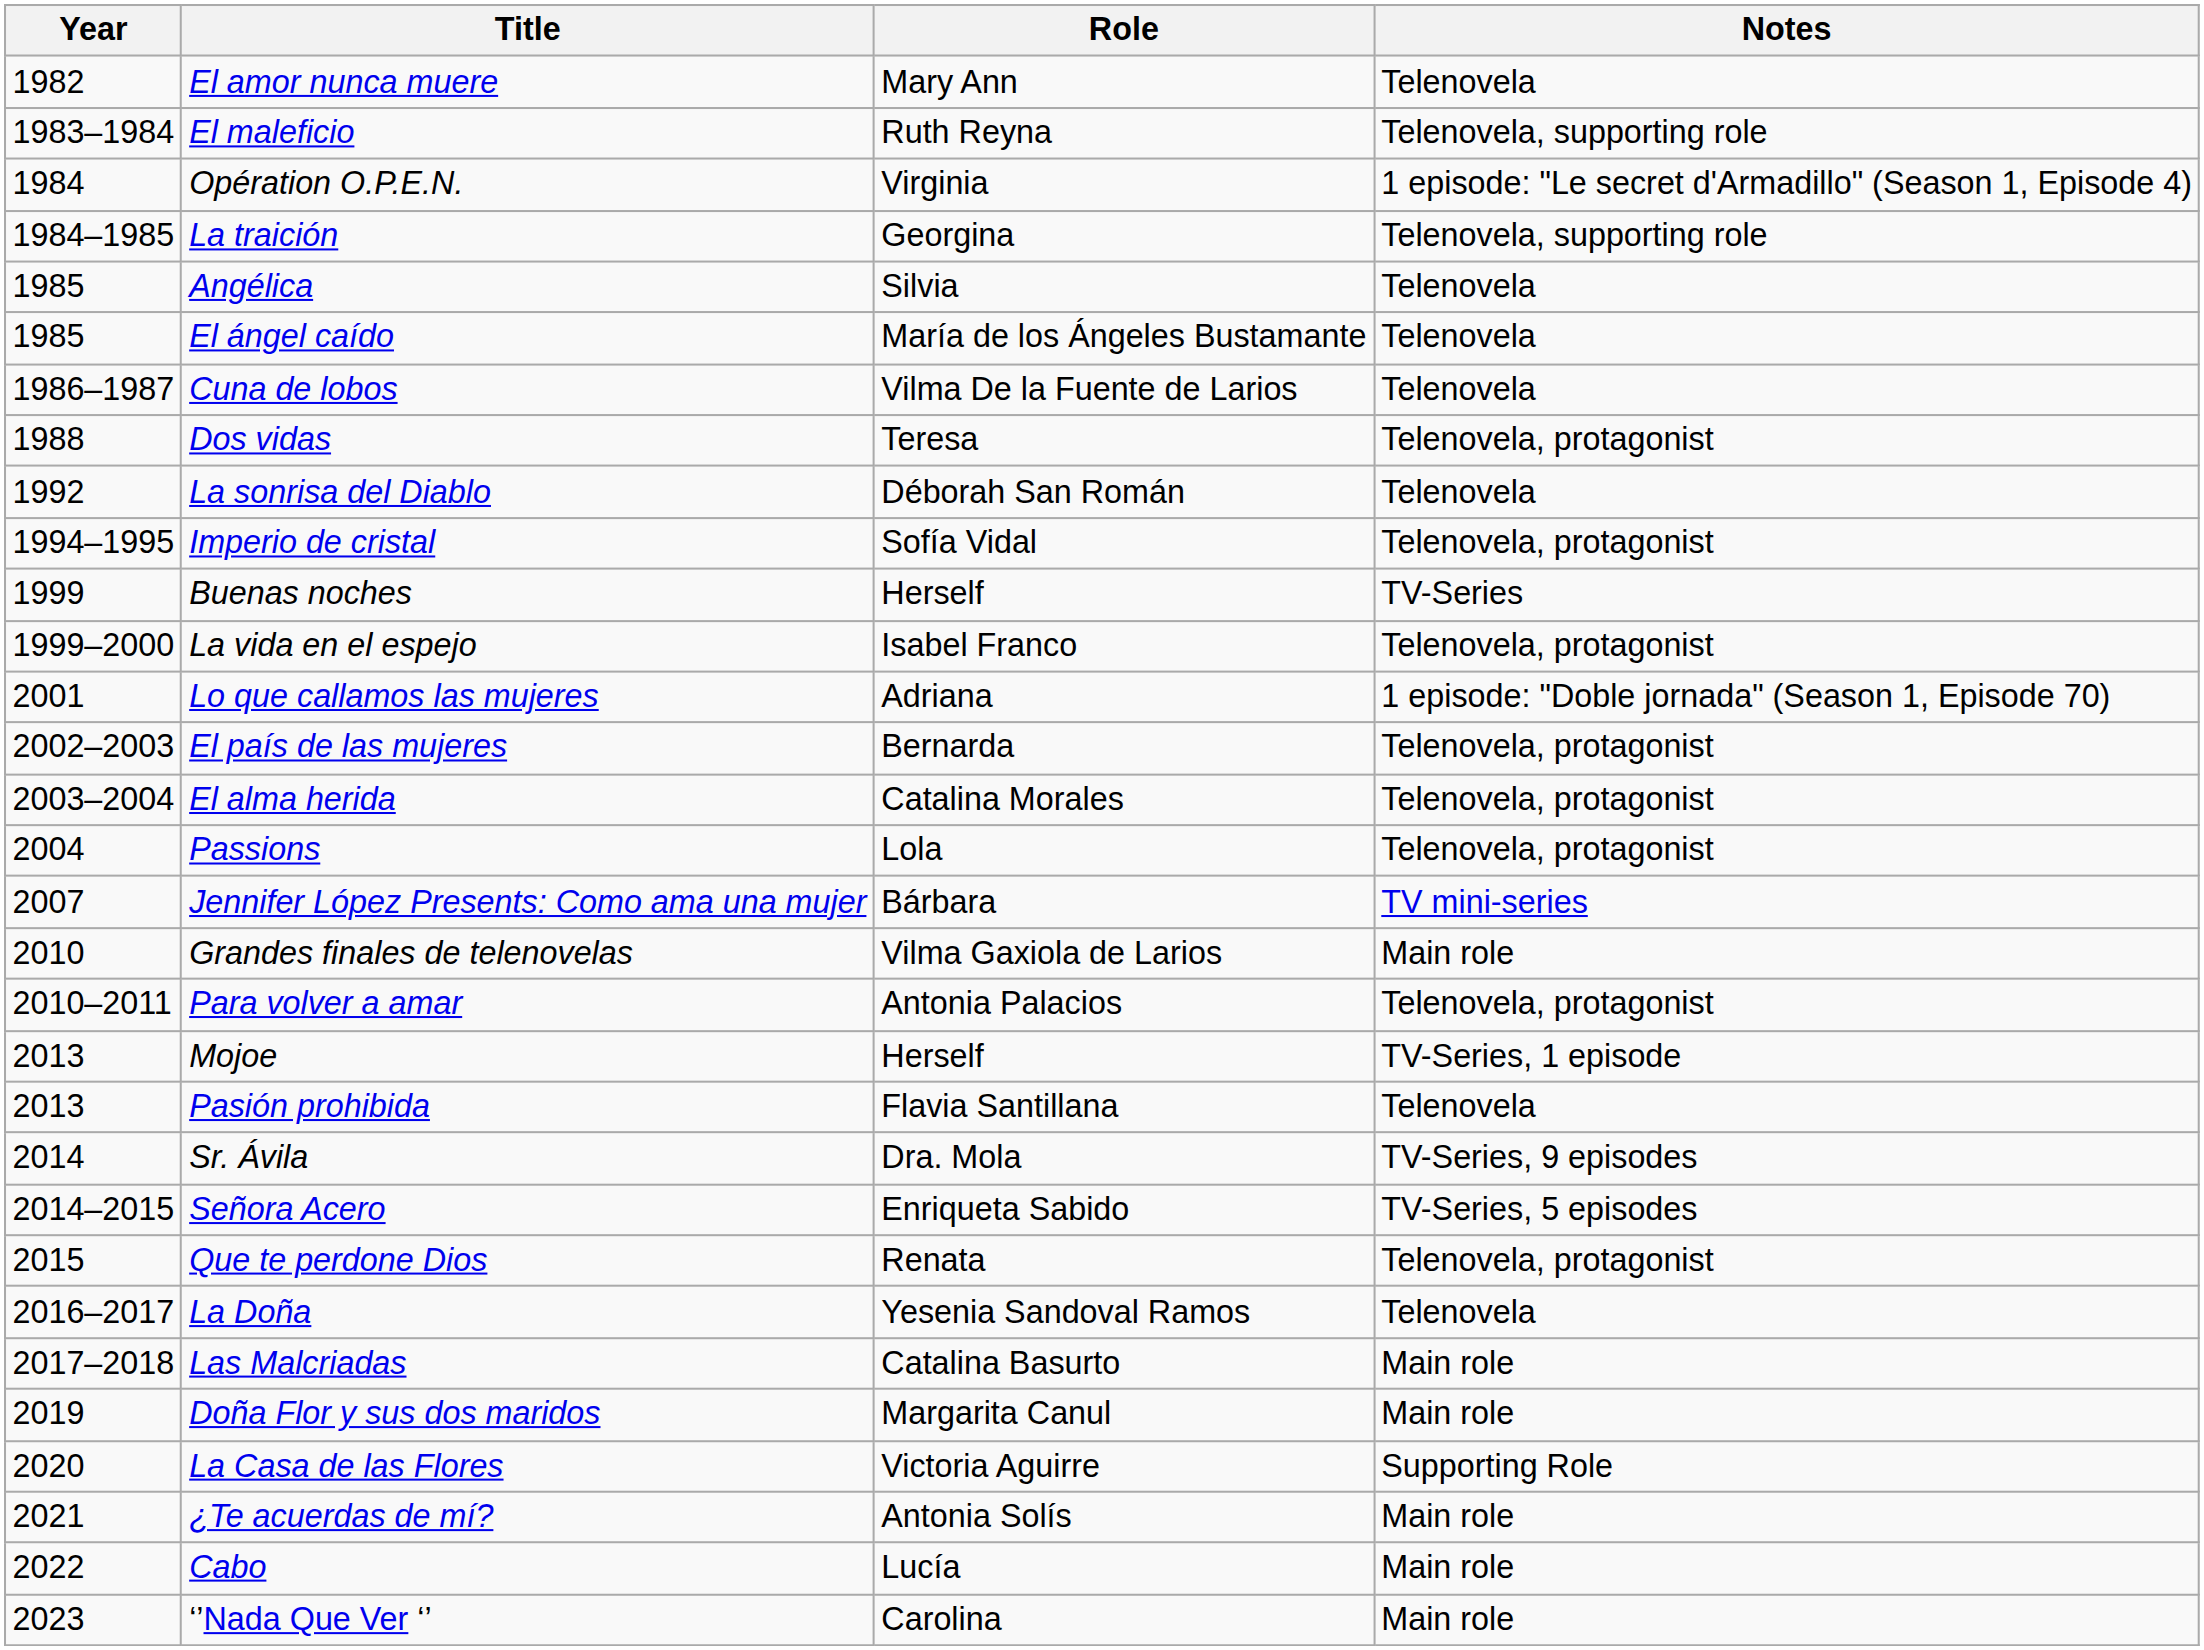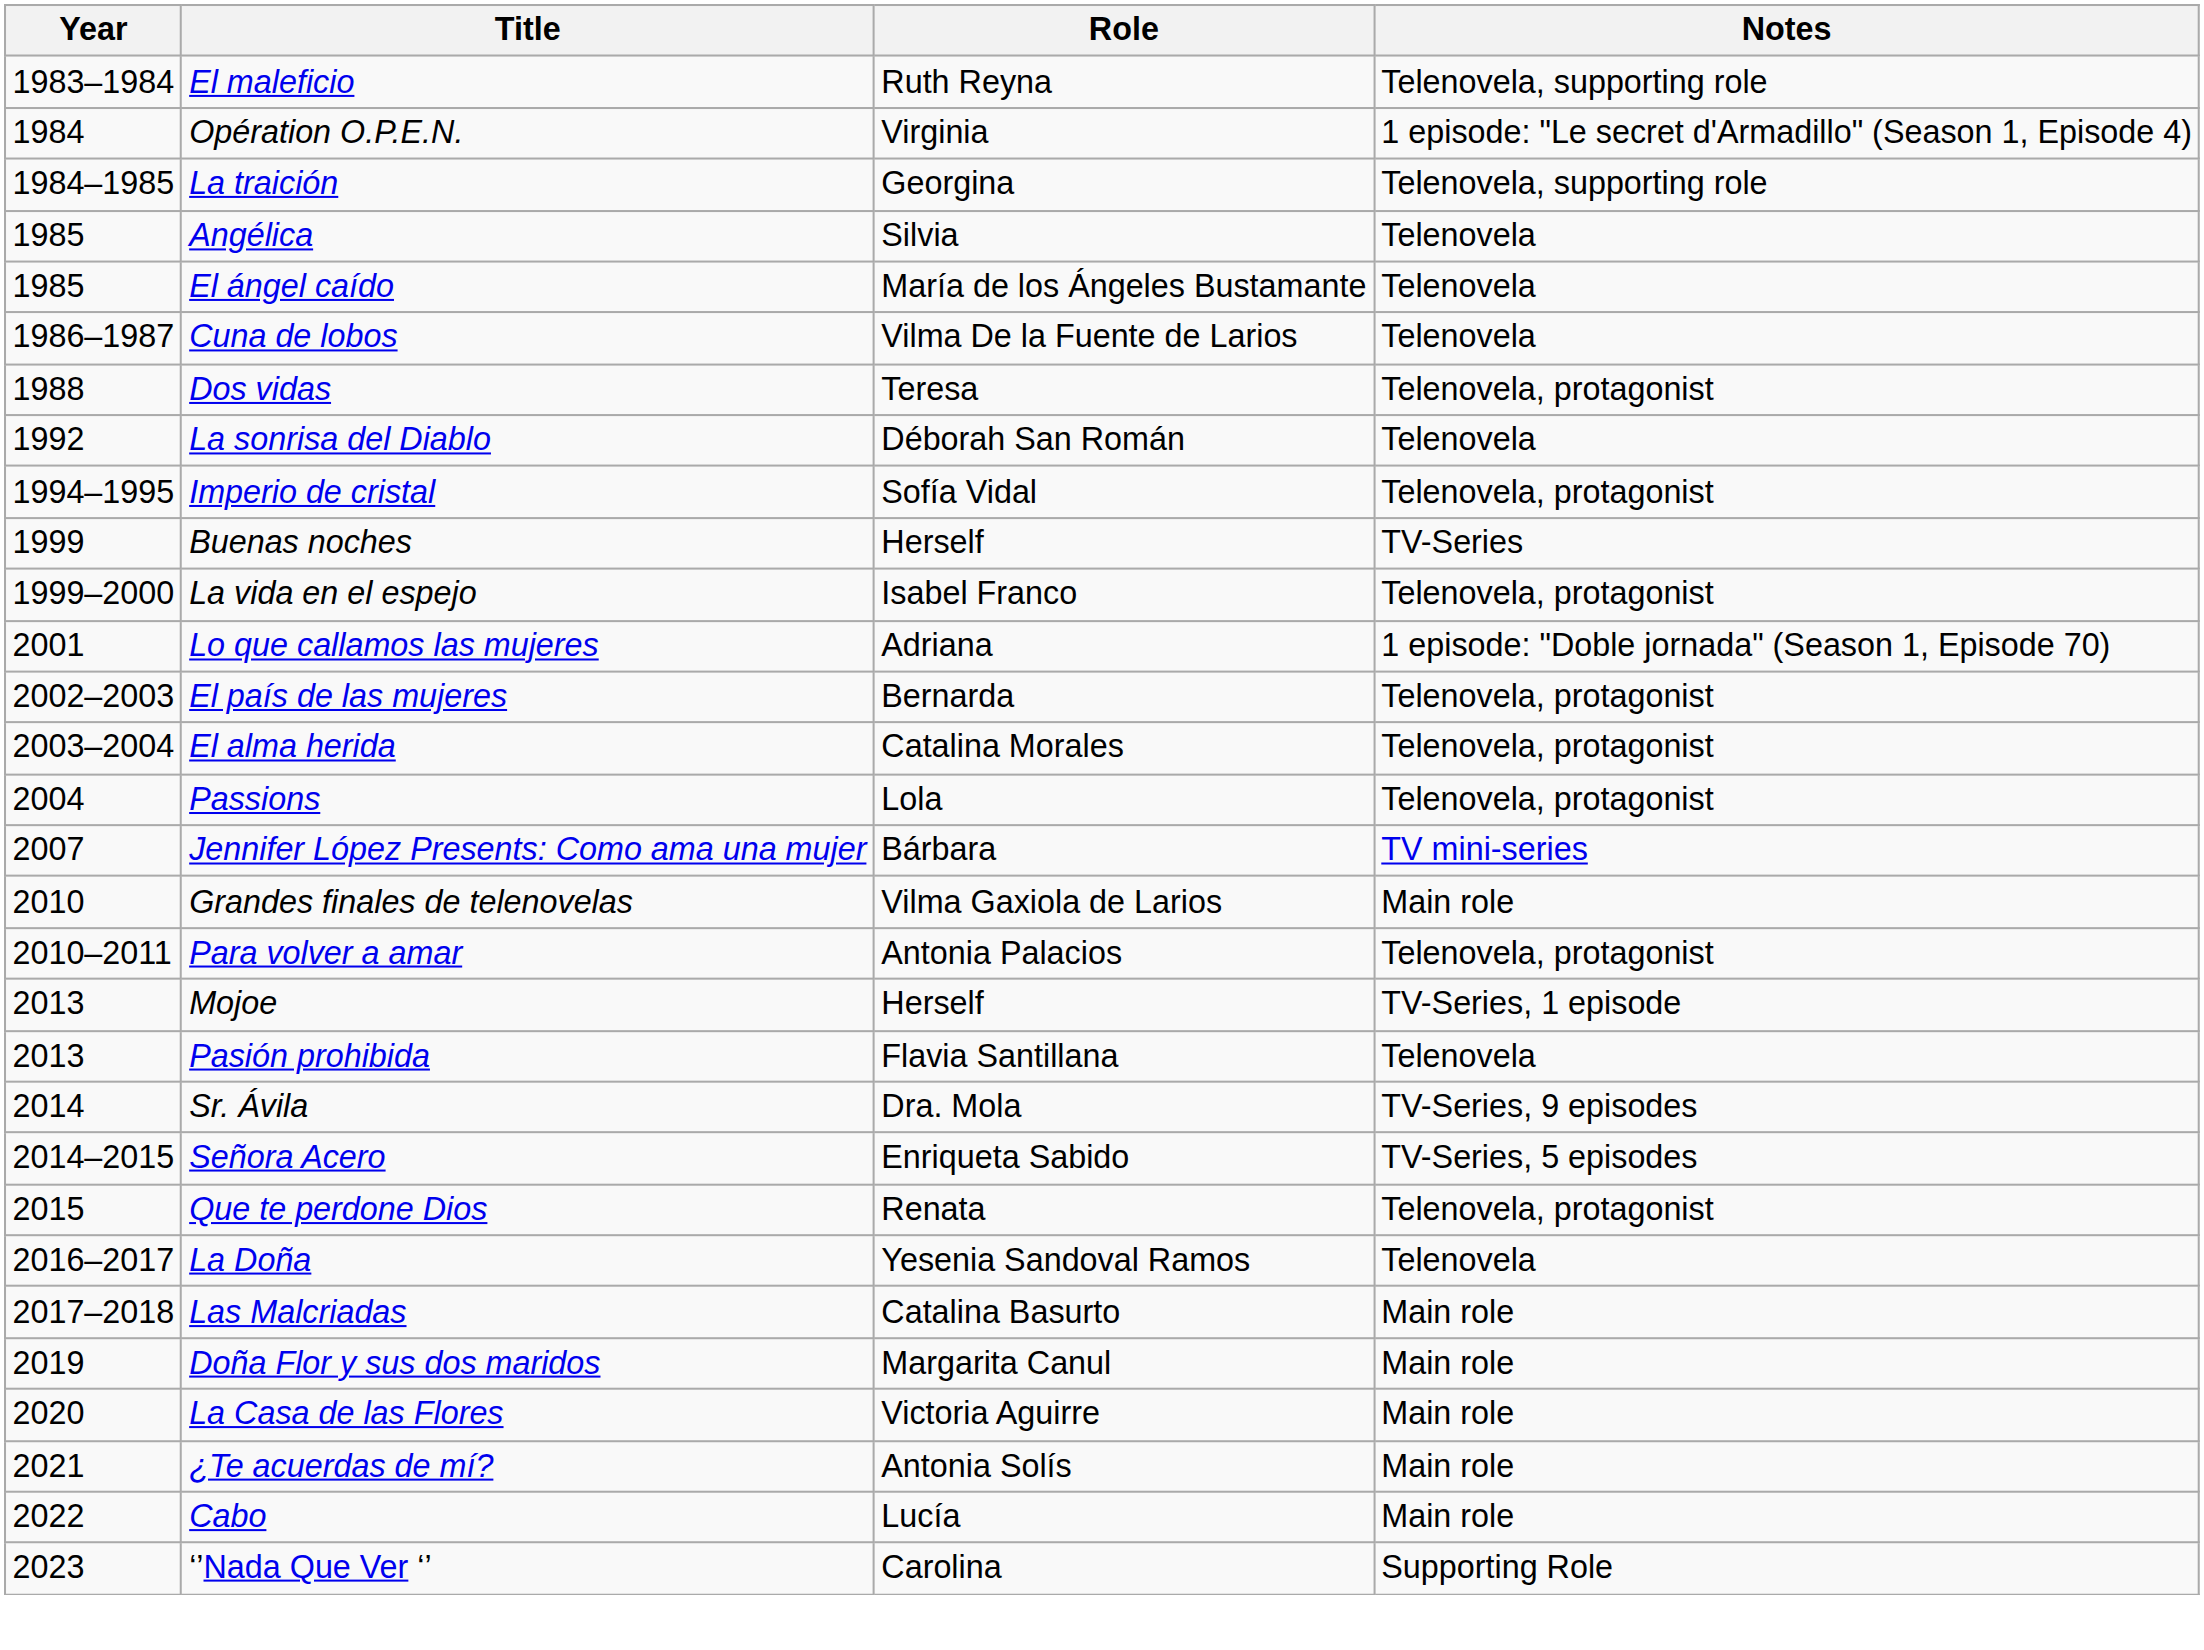- row: (344, 81)
(1497, 1465) Supporting Role -> (1448, 1414) Main role
(1448, 1619) Main role -> (1497, 1567) Supporting Role
